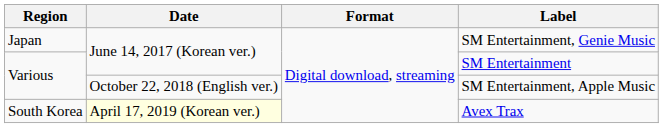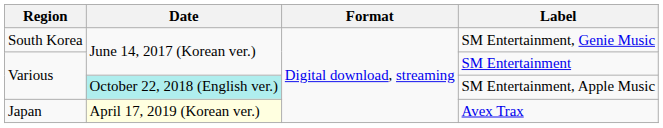(25, 39) Japan -> (45, 39) South Korea
(184, 87) no background -> (184, 87) paleturquoise background
(45, 110) South Korea -> (25, 110) Japan
